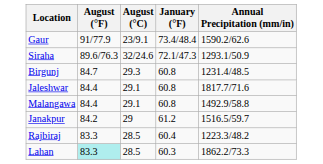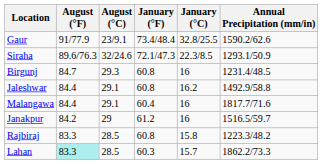+ column: (199, 18)
(225, 87) 1817.7/71.6 -> (246, 87) 1492.9/58.8
(167, 103) 60.8 -> (146, 103) 60.4
(225, 103) 1492.9/58.8 -> (246, 103) 1817.7/71.6
(167, 135) 60.4 -> (146, 135) 60.8
